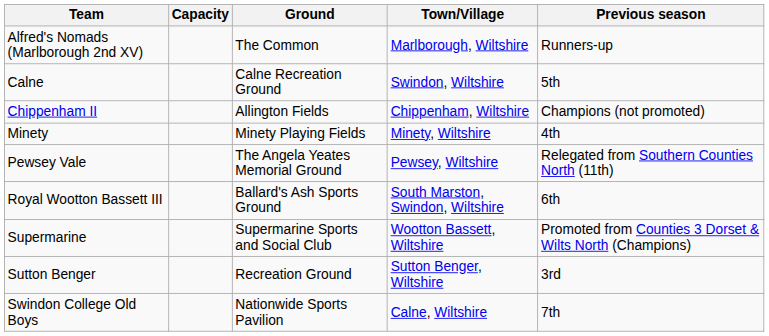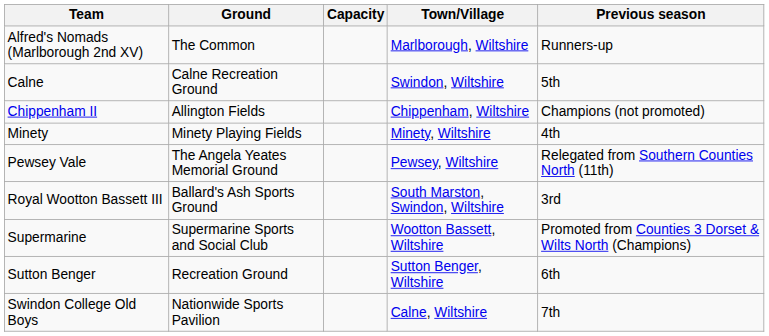columns swapped: (310, 15) <-> (200, 15)
(551, 200) 6th -> (551, 200) 3rd
(551, 275) 3rd -> (551, 275) 6th
